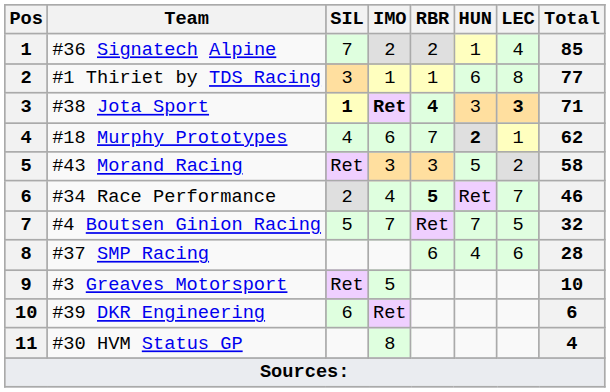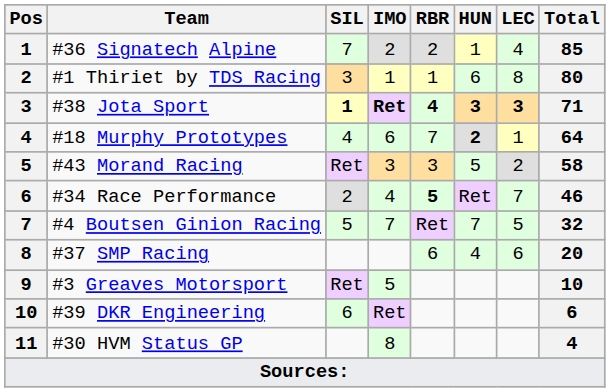(572, 78) 77 -> (572, 78) 80
(475, 108) normal -> (475, 108) bold
(572, 137) 62 -> (572, 137) 64
(572, 255) 28 -> (572, 255) 20
